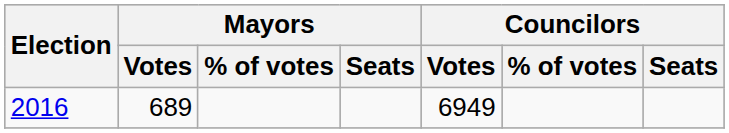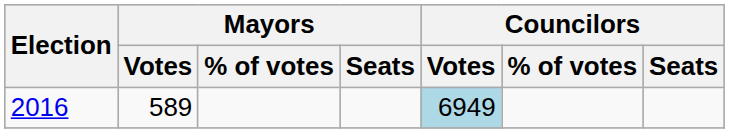(171, 107) 689 -> (171, 107) 589
(467, 107) no background -> (467, 107) lightblue background
